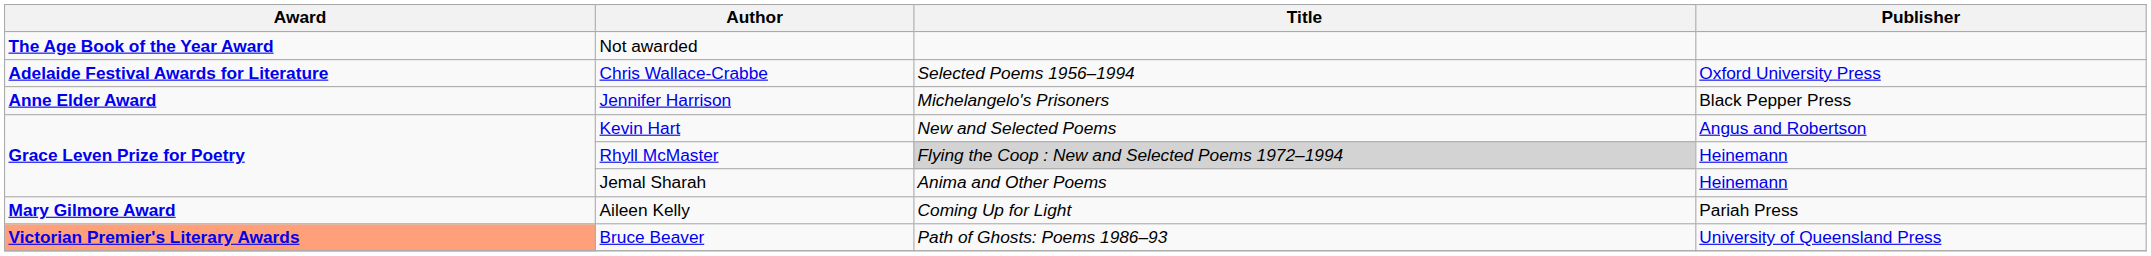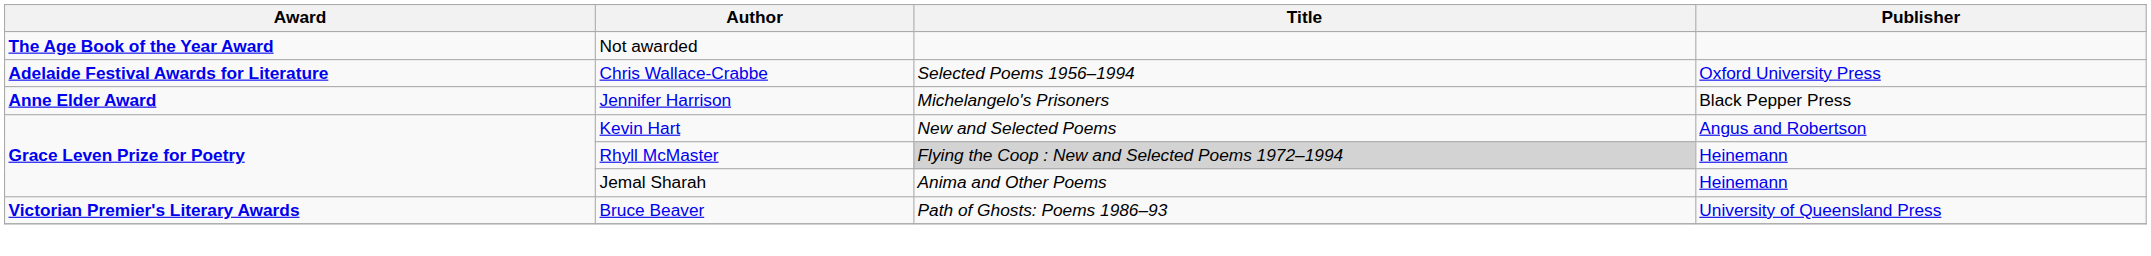- row: (645, 210)
(154, 237) lightsalmon background -> (154, 210) no background
